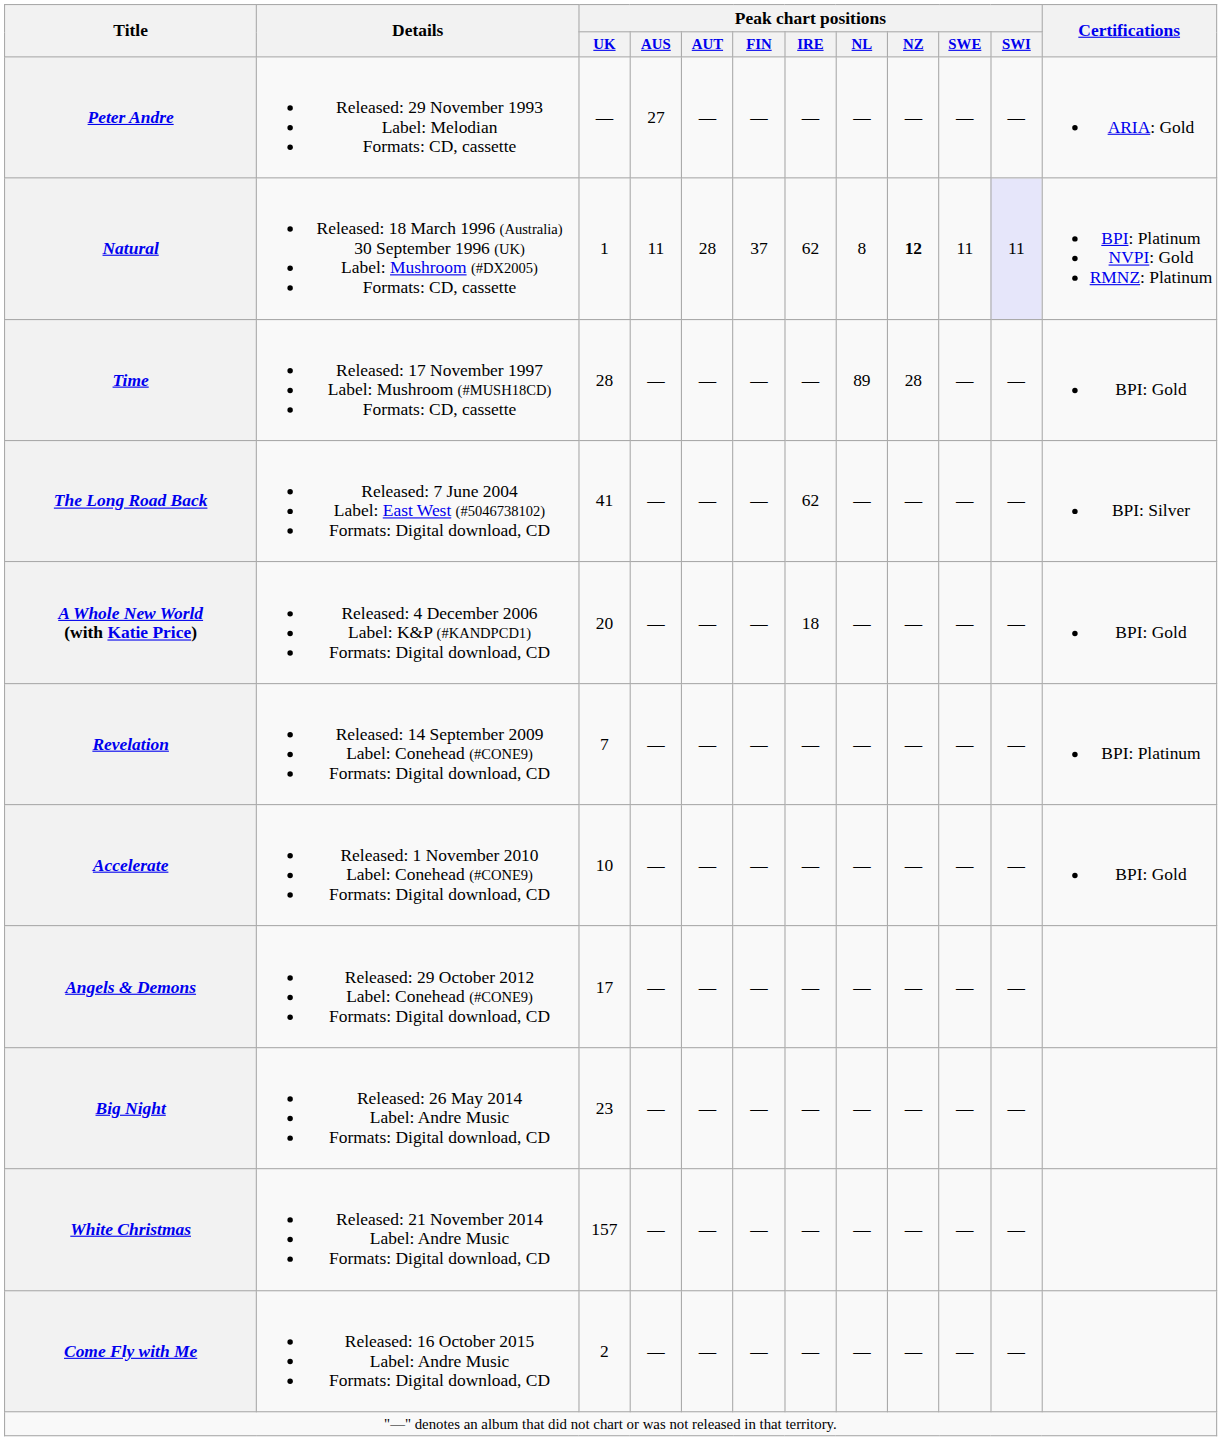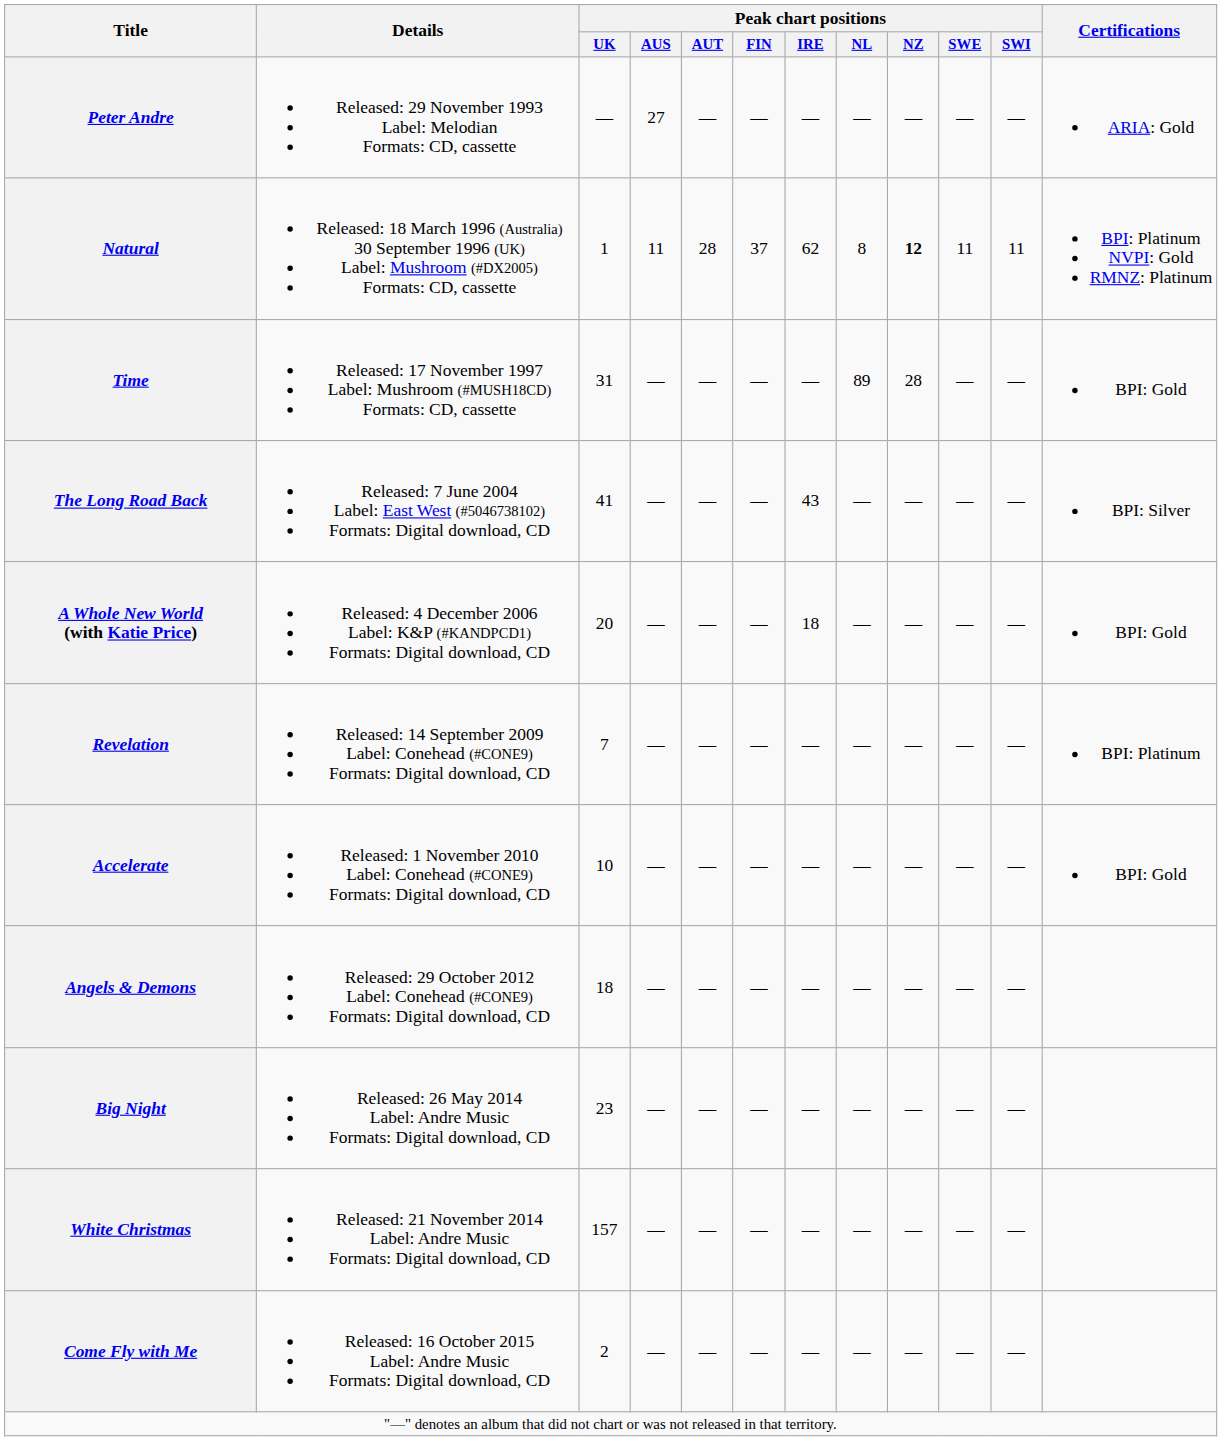(1016, 248) lavender background -> (1016, 248) no background
(604, 379) 28 -> (604, 379) 31
(810, 501) 62 -> (810, 501) 43
(604, 986) 17 -> (604, 986) 18
